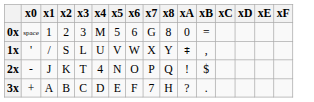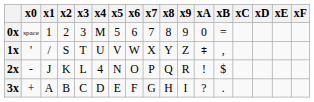+ column: (186, 13)
(151, 32) G -> (151, 32) 7
(83, 50) L -> (83, 50) T
(83, 69) T -> (83, 69) L
(151, 87) 7 -> (151, 87) G
